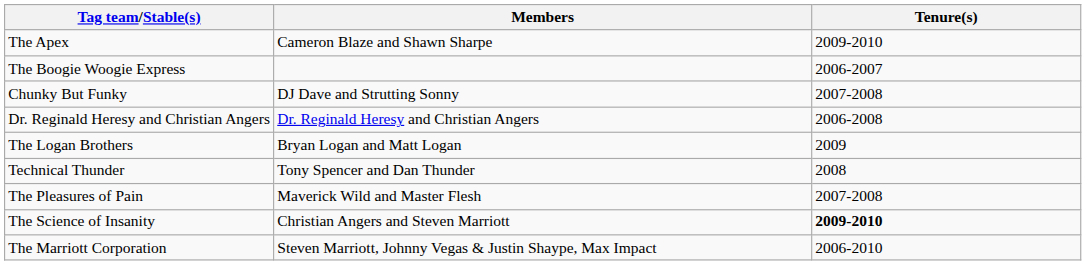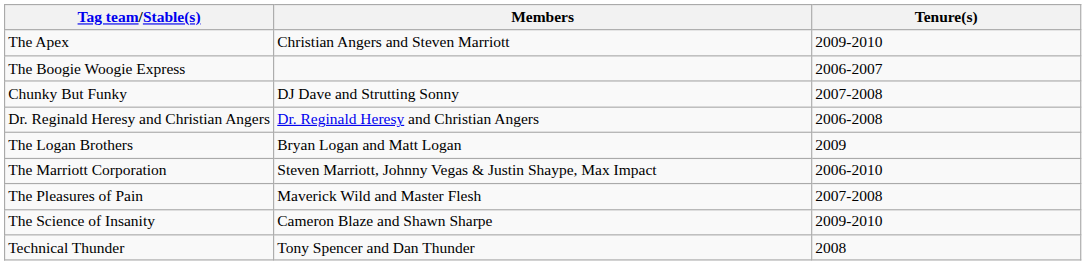(385, 42) Cameron Blaze and Shawn Sharpe -> (393, 42) Christian Angers and Steven Marriott
rows swapped: (87, 247) <-> (66, 170)
(393, 221) Christian Angers and Steven Marriott -> (385, 221) Cameron Blaze and Shawn Sharpe
(849, 221) bold -> (849, 221) normal
